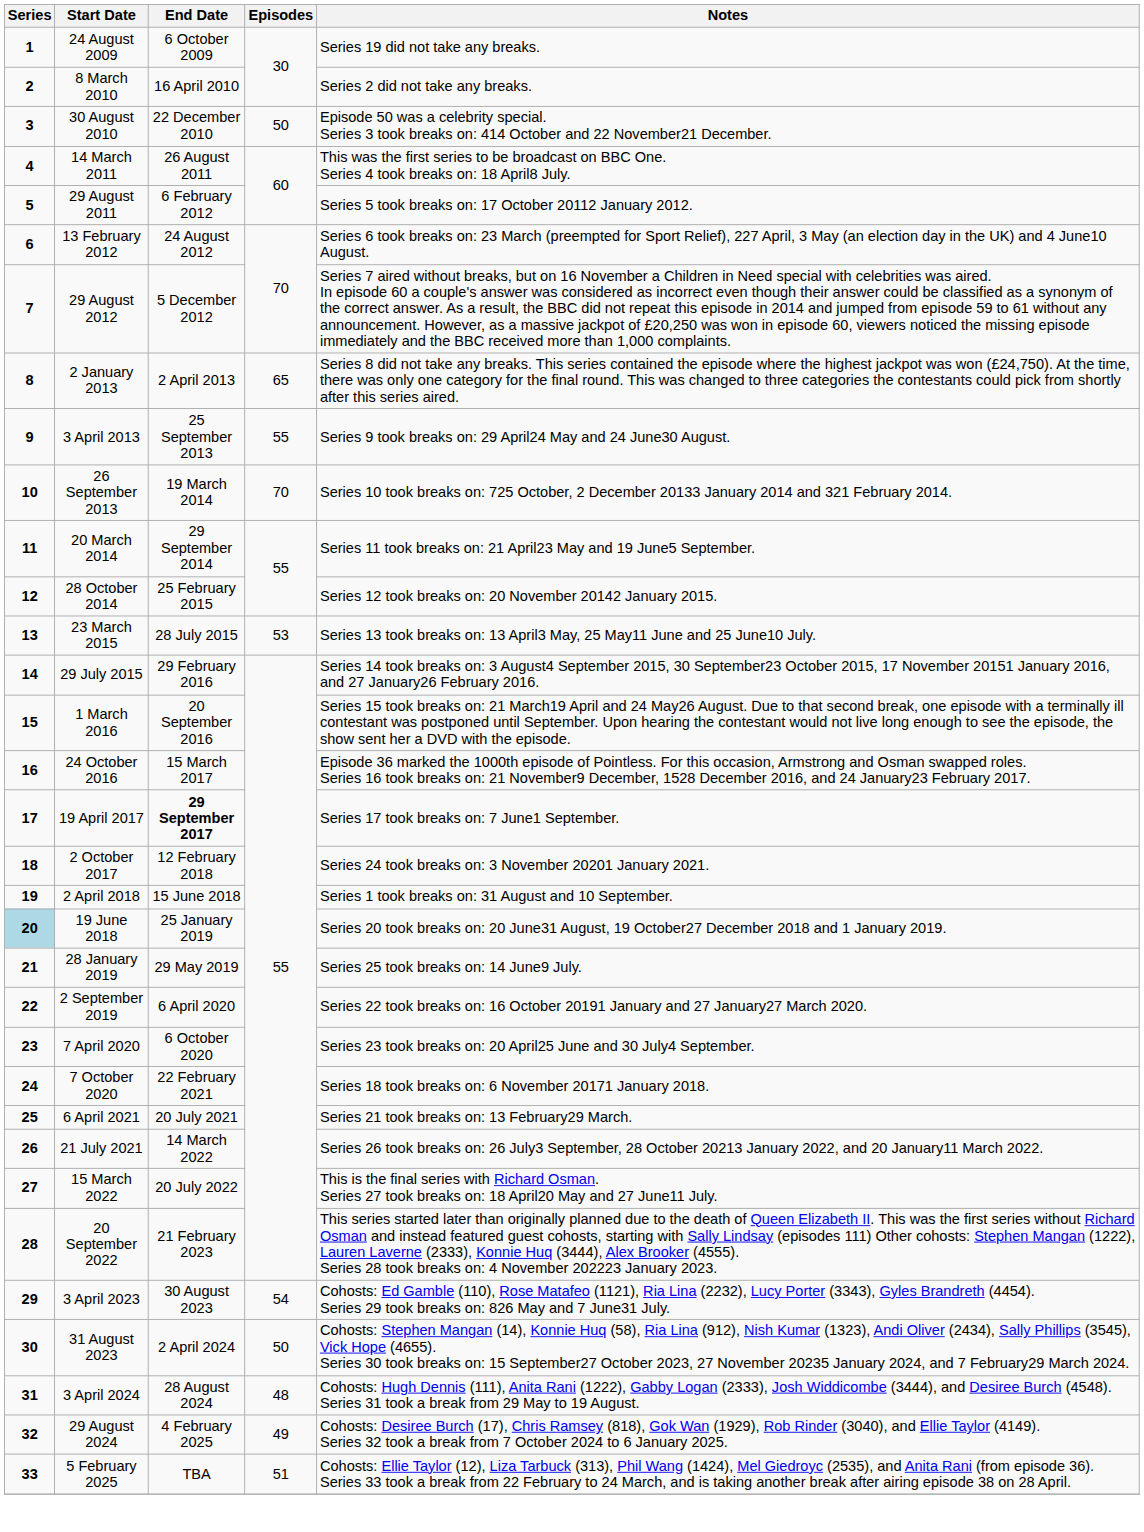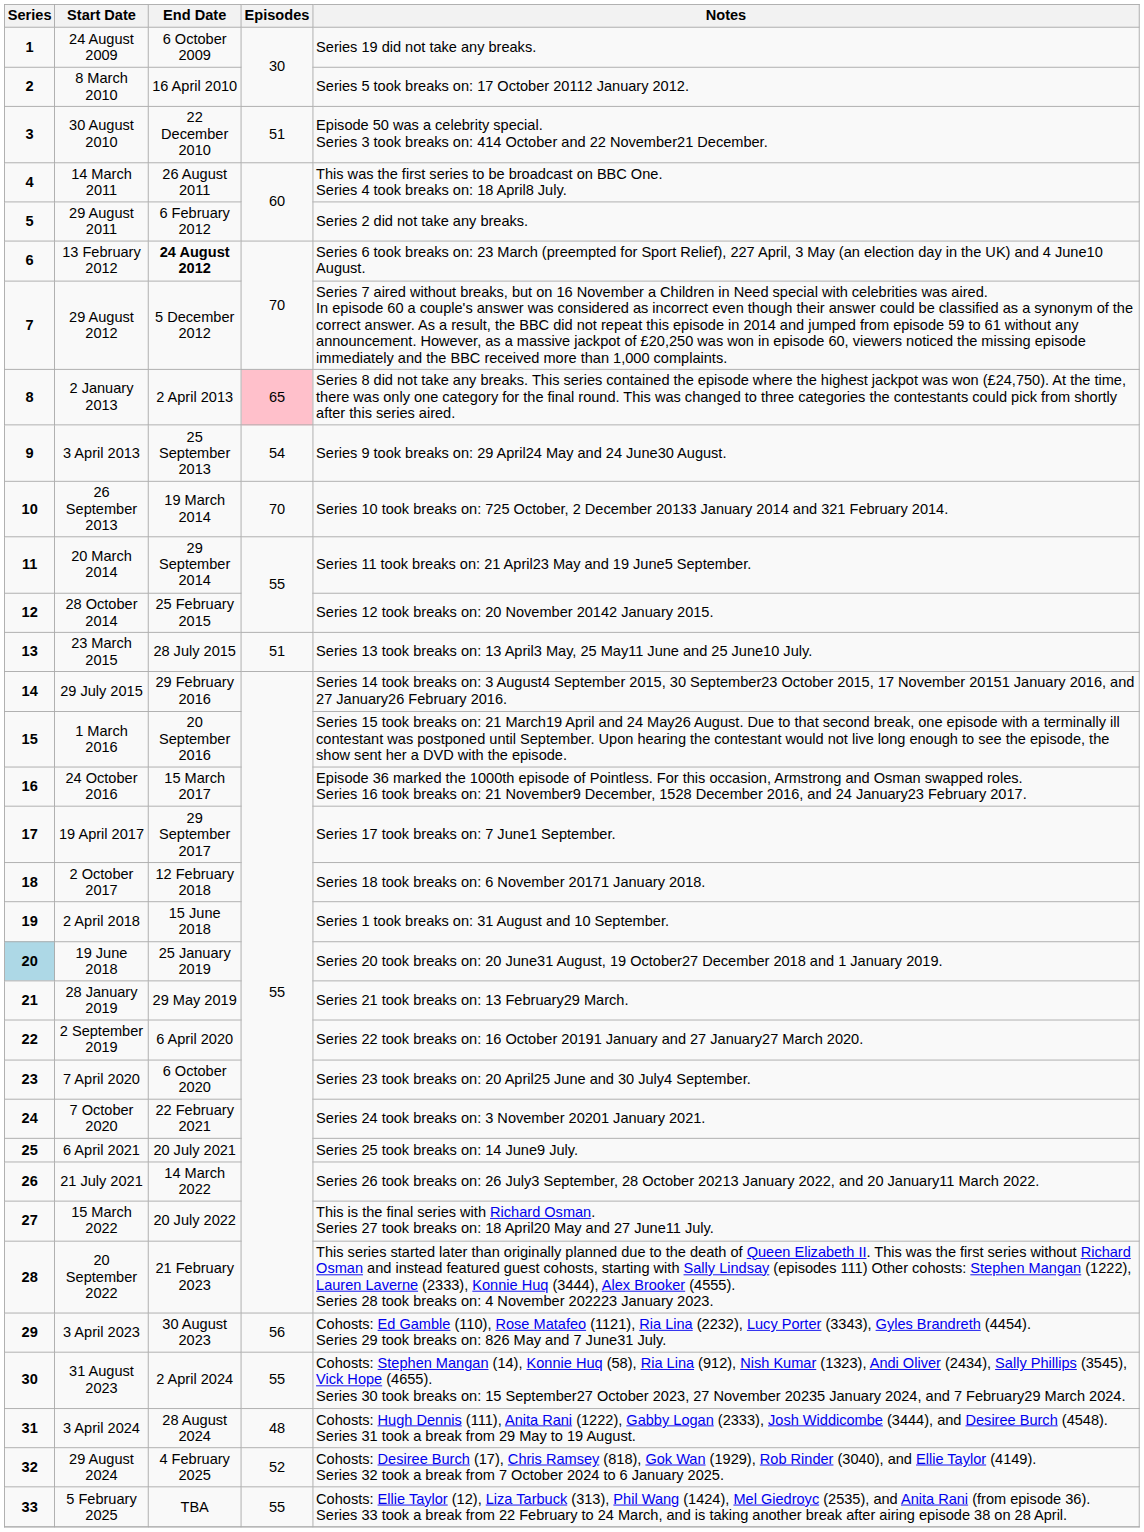(426, 86) Series 2 did not take any breaks. -> (503, 86) Series 5 took breaks on: 17 October 20112 January 2012.
(281, 126) 50 -> (277, 134) 51
(506, 205) Series 5 took breaks on: 17 October 20112 January 2012. -> (422, 221) Series 2 did not take any breaks.
(197, 244) normal -> (195, 261) bold
(281, 380) no background -> (277, 397) pink background
(281, 436) 55 -> (277, 453) 54
(281, 635) 53 -> (277, 652) 51
(197, 818) bold -> (195, 834) normal
(515, 865) Series 24 took breaks on: 3 November 20201 January 2021. -> (511, 882) Series 18 took breaks on: 6 November 20171 January 2018.
(451, 967) Series 25 took breaks on: 14 June9 July. -> (472, 1000) Series 21 took breaks on: 13 February29 March.
(515, 1086) Series 18 took breaks on: 6 November 20171 January 2018. -> (511, 1118) Series 24 took breaks on: 3 November 20201 January 2021.
(476, 1117) Series 21 took breaks on: 13 February29 March. -> (447, 1150) Series 25 took breaks on: 14 June9 July.
(281, 1299) 54 -> (277, 1332) 56
(281, 1347) 50 -> (277, 1380) 55
(281, 1434) 49 -> (277, 1467) 52
(281, 1474) 51 -> (277, 1506) 55
